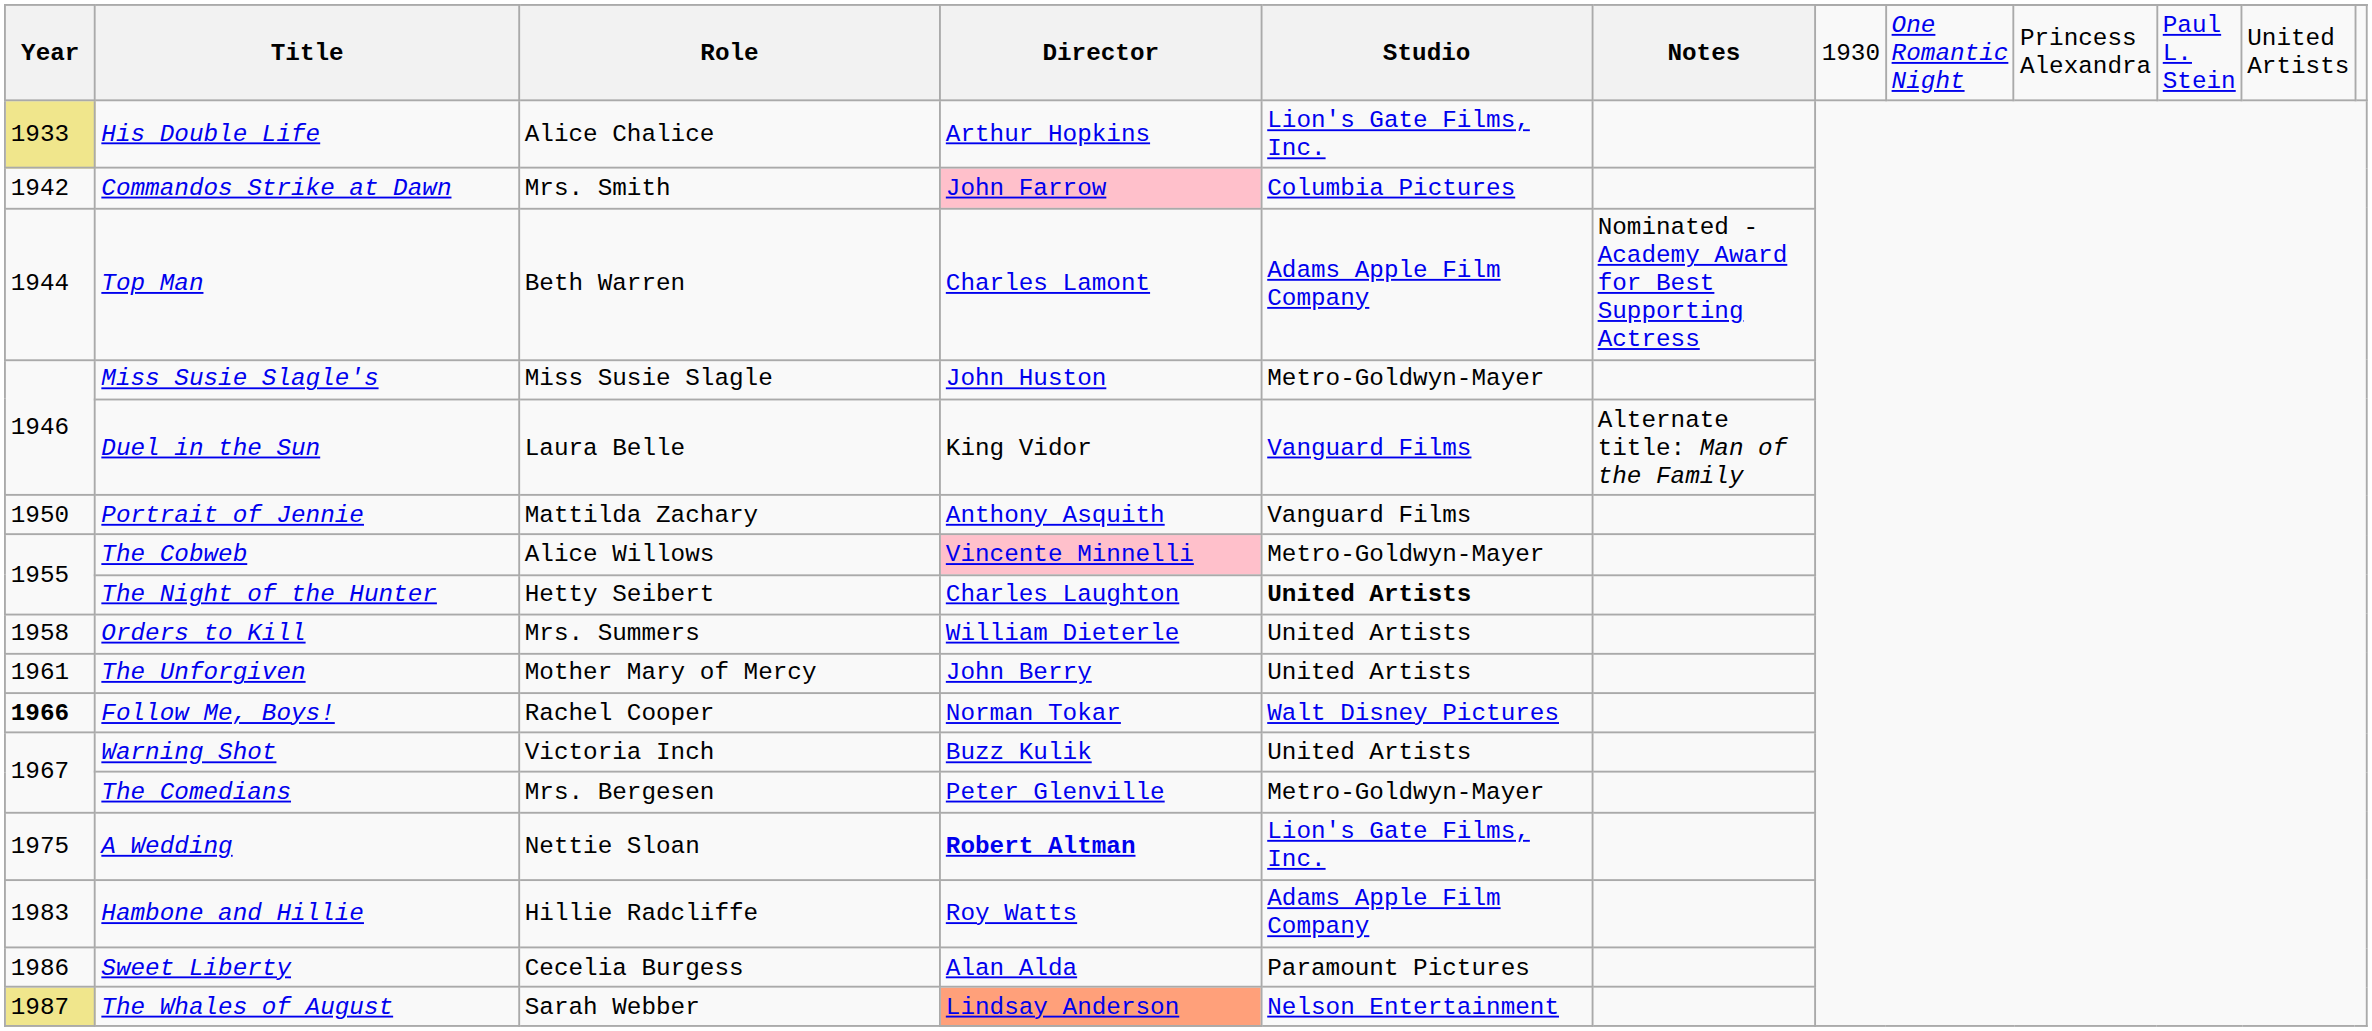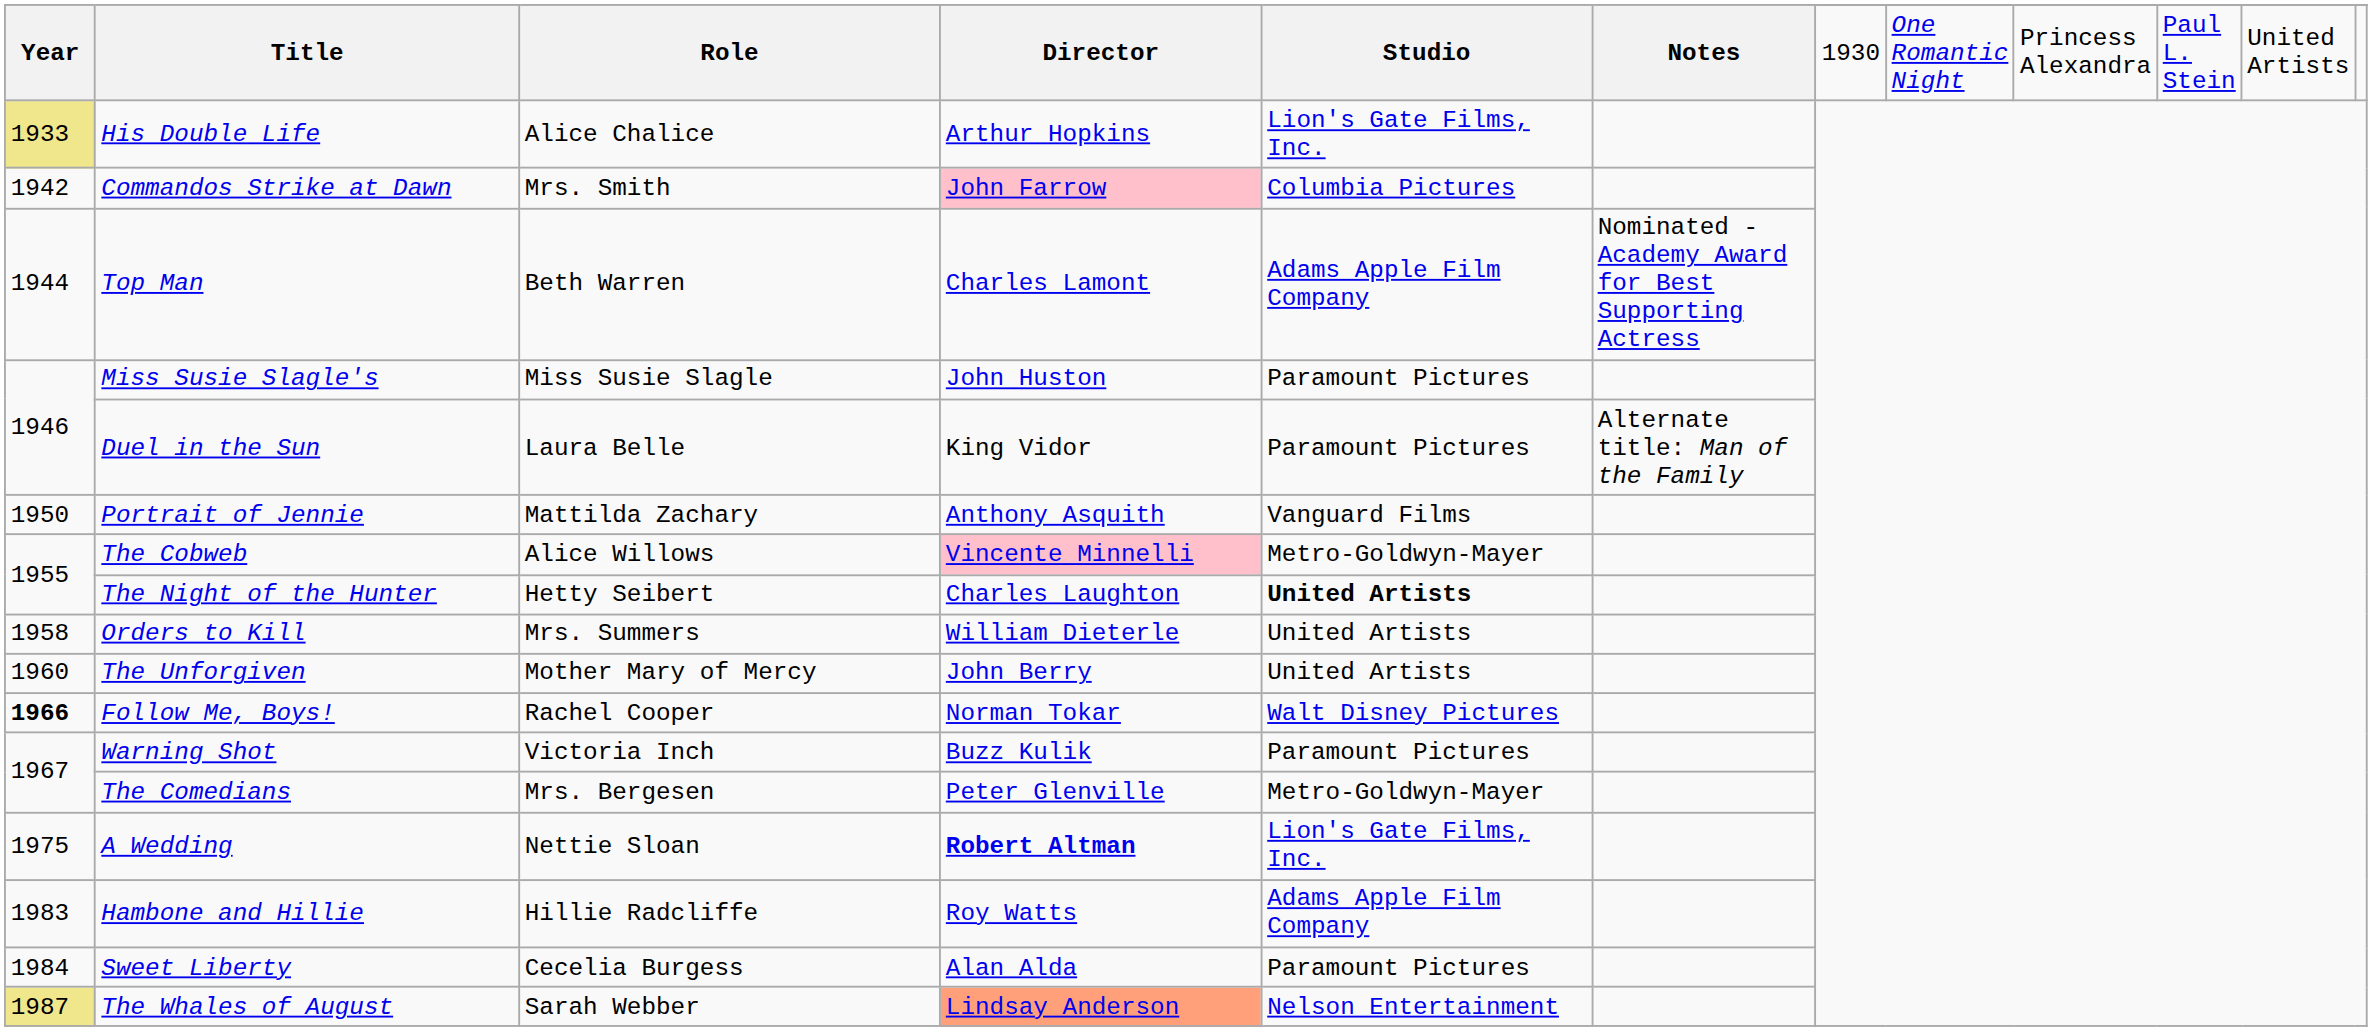(1406, 380) Metro-Goldwyn-Mayer -> (1399, 380) Paramount Pictures
(1369, 447) Vanguard Films -> (1399, 447) Paramount Pictures
(40, 673) 1961 -> (40, 673) 1960
(1369, 753) United Artists -> (1399, 753) Paramount Pictures
(40, 967) 1986 -> (40, 967) 1984
